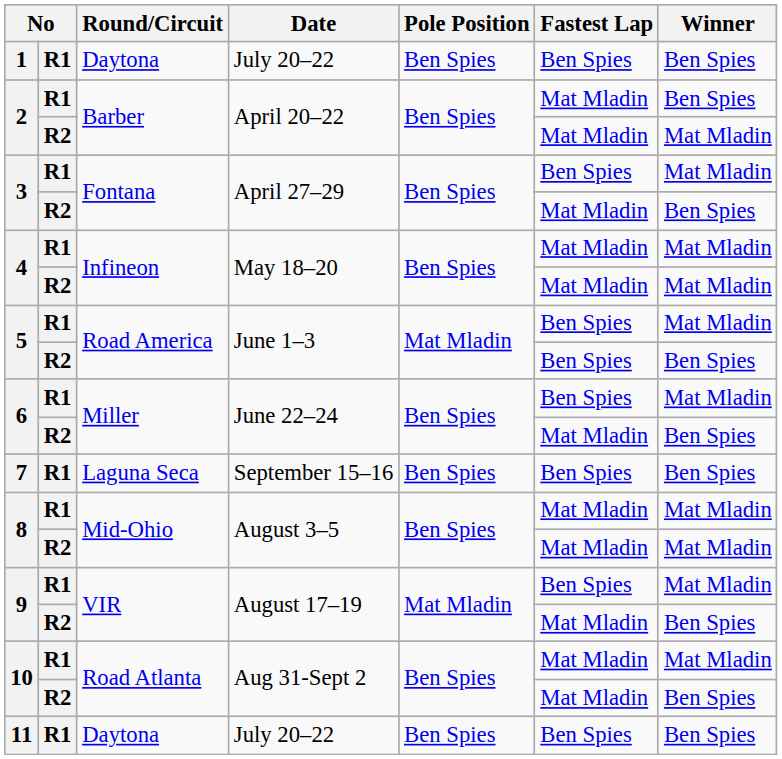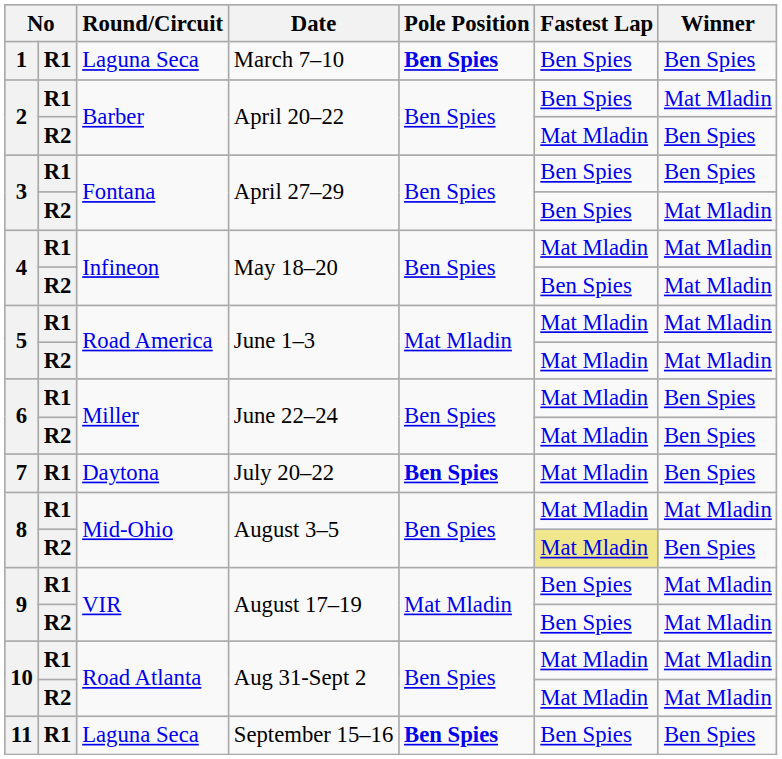(121, 60) Daytona -> (140, 60) Laguna Seca
(284, 60) July 20–22 -> (289, 60) March 7–10
(450, 60) normal -> (451, 60) bold
(594, 97) Mat Mladin -> (586, 97) Ben Spies
(710, 97) Ben Spies -> (718, 97) Mat Mladin
(718, 135) Mat Mladin -> (710, 135) Ben Spies
(718, 172) Mat Mladin -> (710, 172) Ben Spies
(594, 210) Mat Mladin -> (586, 210) Ben Spies
(710, 210) Ben Spies -> (718, 210) Mat Mladin
(594, 285) Mat Mladin -> (586, 285) Ben Spies
(586, 322) Ben Spies -> (594, 322) Mat Mladin
(586, 360) Ben Spies -> (594, 360) Mat Mladin
(710, 360) Ben Spies -> (718, 360) Mat Mladin
(586, 397) Ben Spies -> (594, 397) Mat Mladin
(718, 397) Mat Mladin -> (710, 397) Ben Spies
(140, 472) Laguna Seca -> (121, 472) Daytona
(314, 472) September 15–16 -> (284, 472) July 20–22
(450, 472) normal -> (451, 472) bold
(586, 472) Ben Spies -> (594, 472) Mat Mladin
(594, 547) no background -> (594, 547) khaki background
(718, 547) Mat Mladin -> (710, 547) Ben Spies
(594, 622) Mat Mladin -> (586, 622) Ben Spies
(710, 622) Ben Spies -> (718, 622) Mat Mladin
(710, 697) Ben Spies -> (718, 697) Mat Mladin
(121, 734) Daytona -> (140, 734) Laguna Seca
(284, 734) July 20–22 -> (314, 734) September 15–16
(450, 734) normal -> (451, 734) bold
